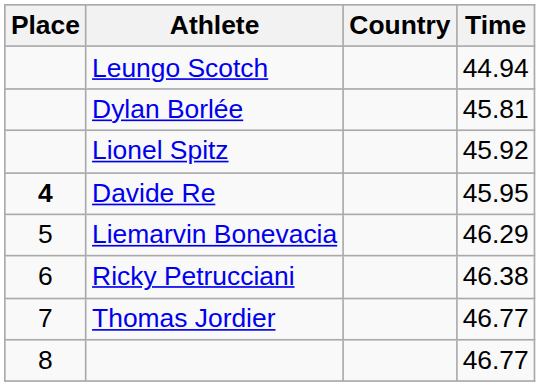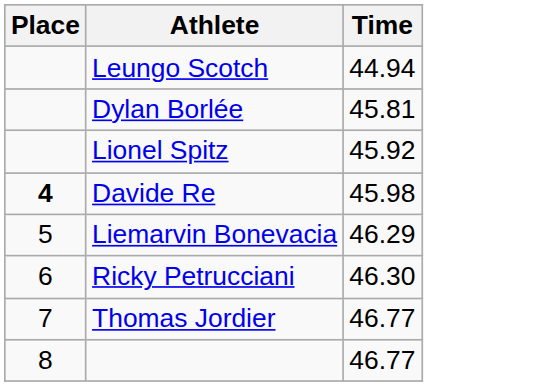- column: (400, 25)
(496, 192) 45.95 -> (382, 192) 45.98
(496, 276) 46.38 -> (382, 276) 46.30
